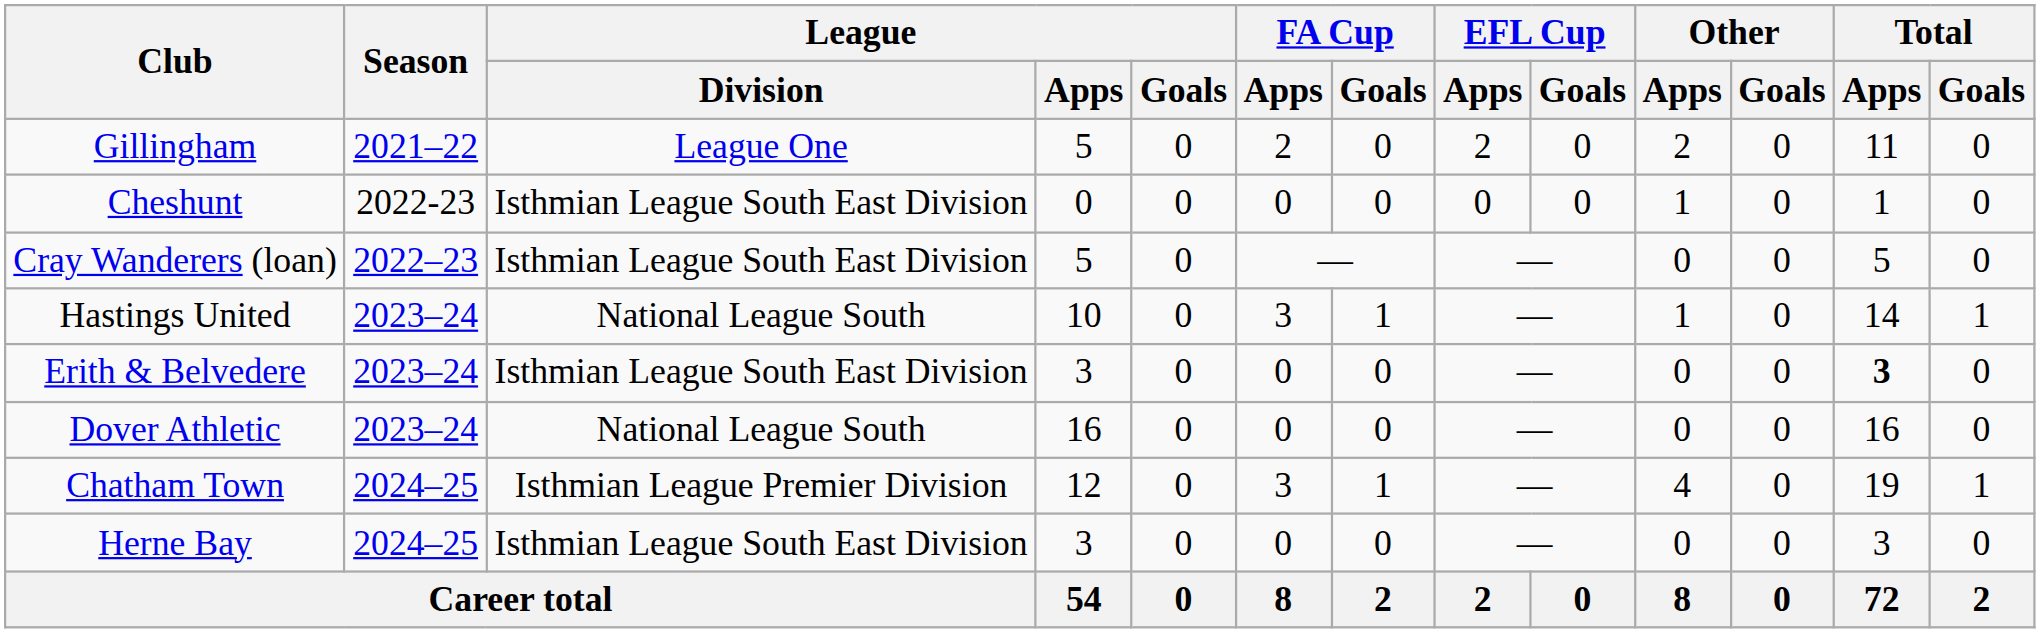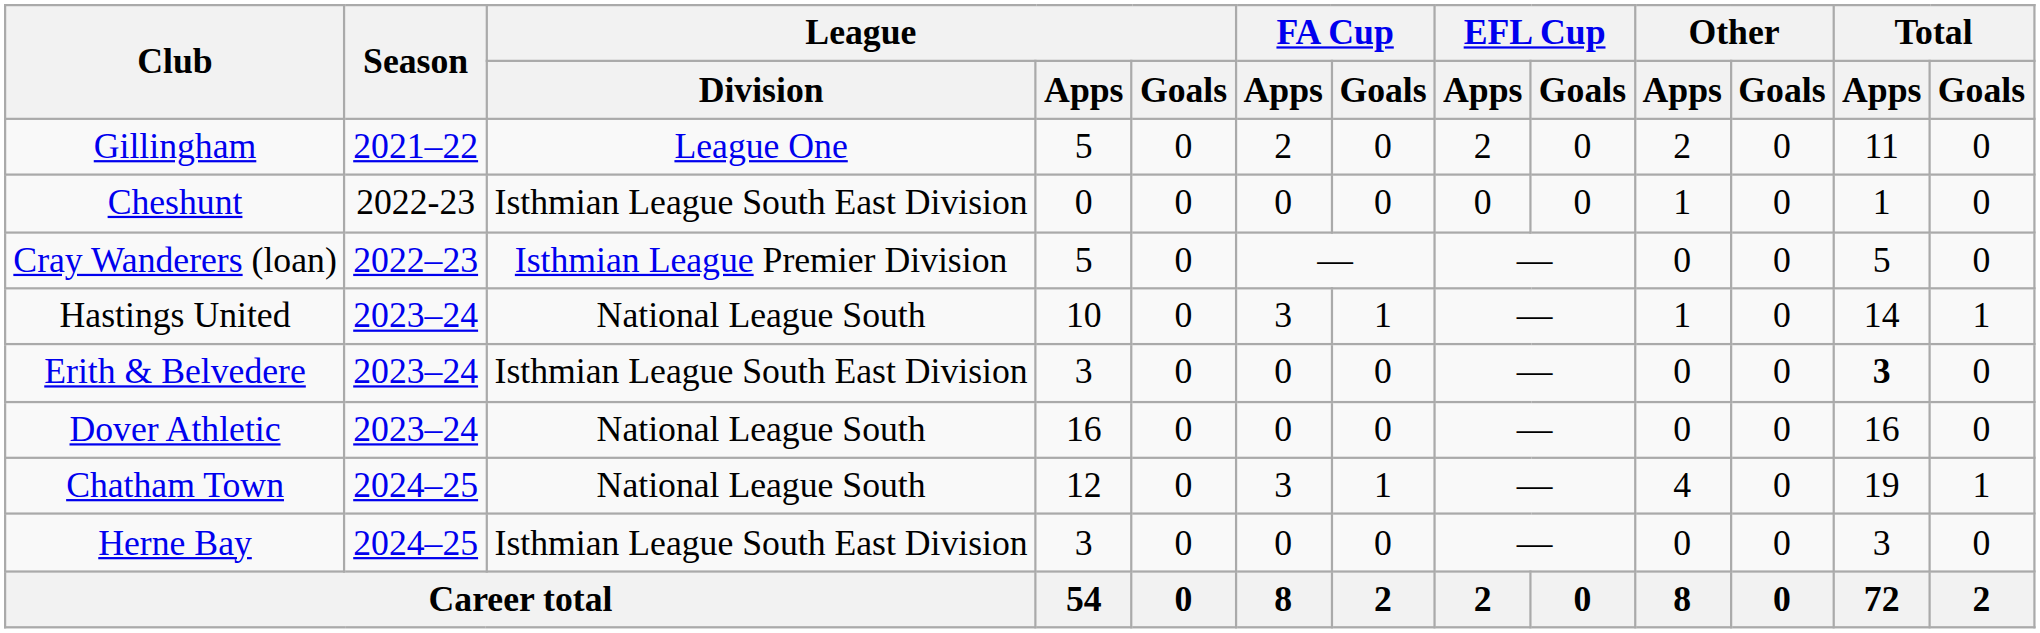(761, 259) Isthmian League South East Division -> (761, 259) Isthmian League Premier Division
(761, 485) Isthmian League Premier Division -> (761, 485) National League South
